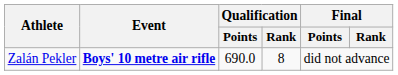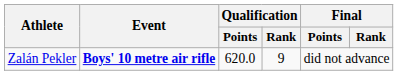(240, 59) 690.0 -> (240, 59) 620.0
(281, 59) 8 -> (281, 59) 9
